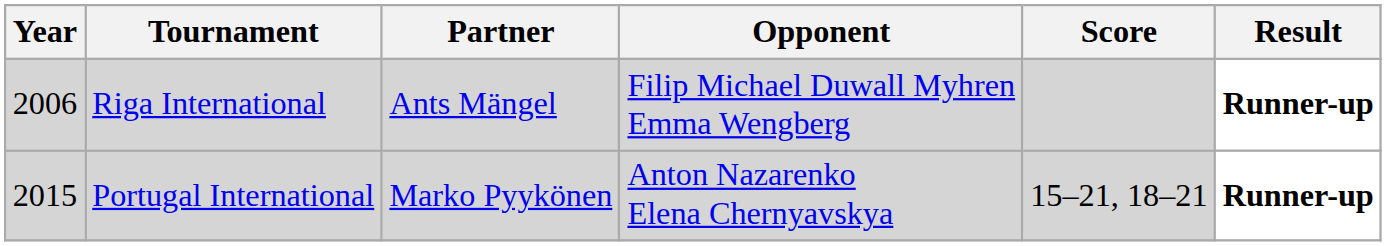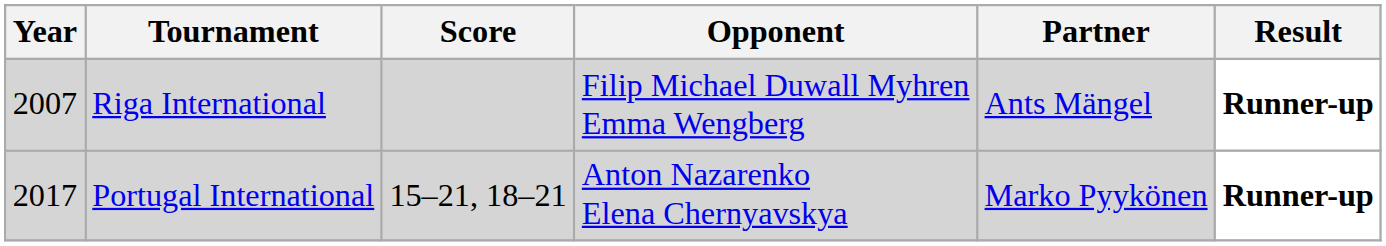columns swapped: (501, 31) <-> (1119, 31)
(45, 103) 2006 -> (45, 103) 2007
(45, 195) 2015 -> (45, 195) 2017
